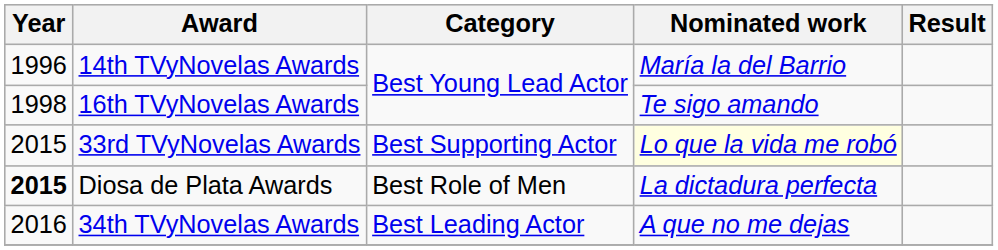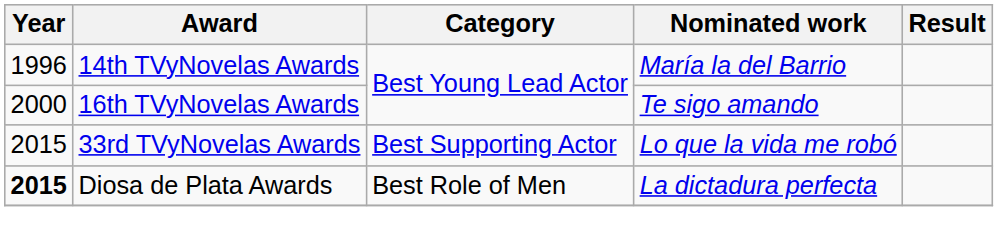(39, 104) 1998 -> (39, 104) 2000
(768, 144) lightyellow background -> (768, 144) no background
- row: (219, 225)
